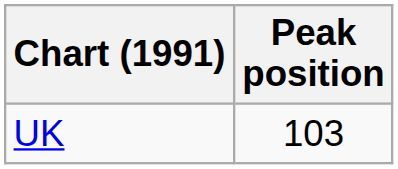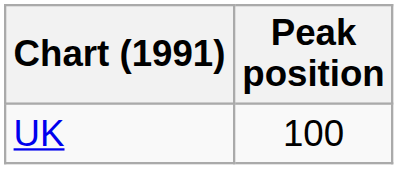(313, 132) 103 -> (313, 132) 100
